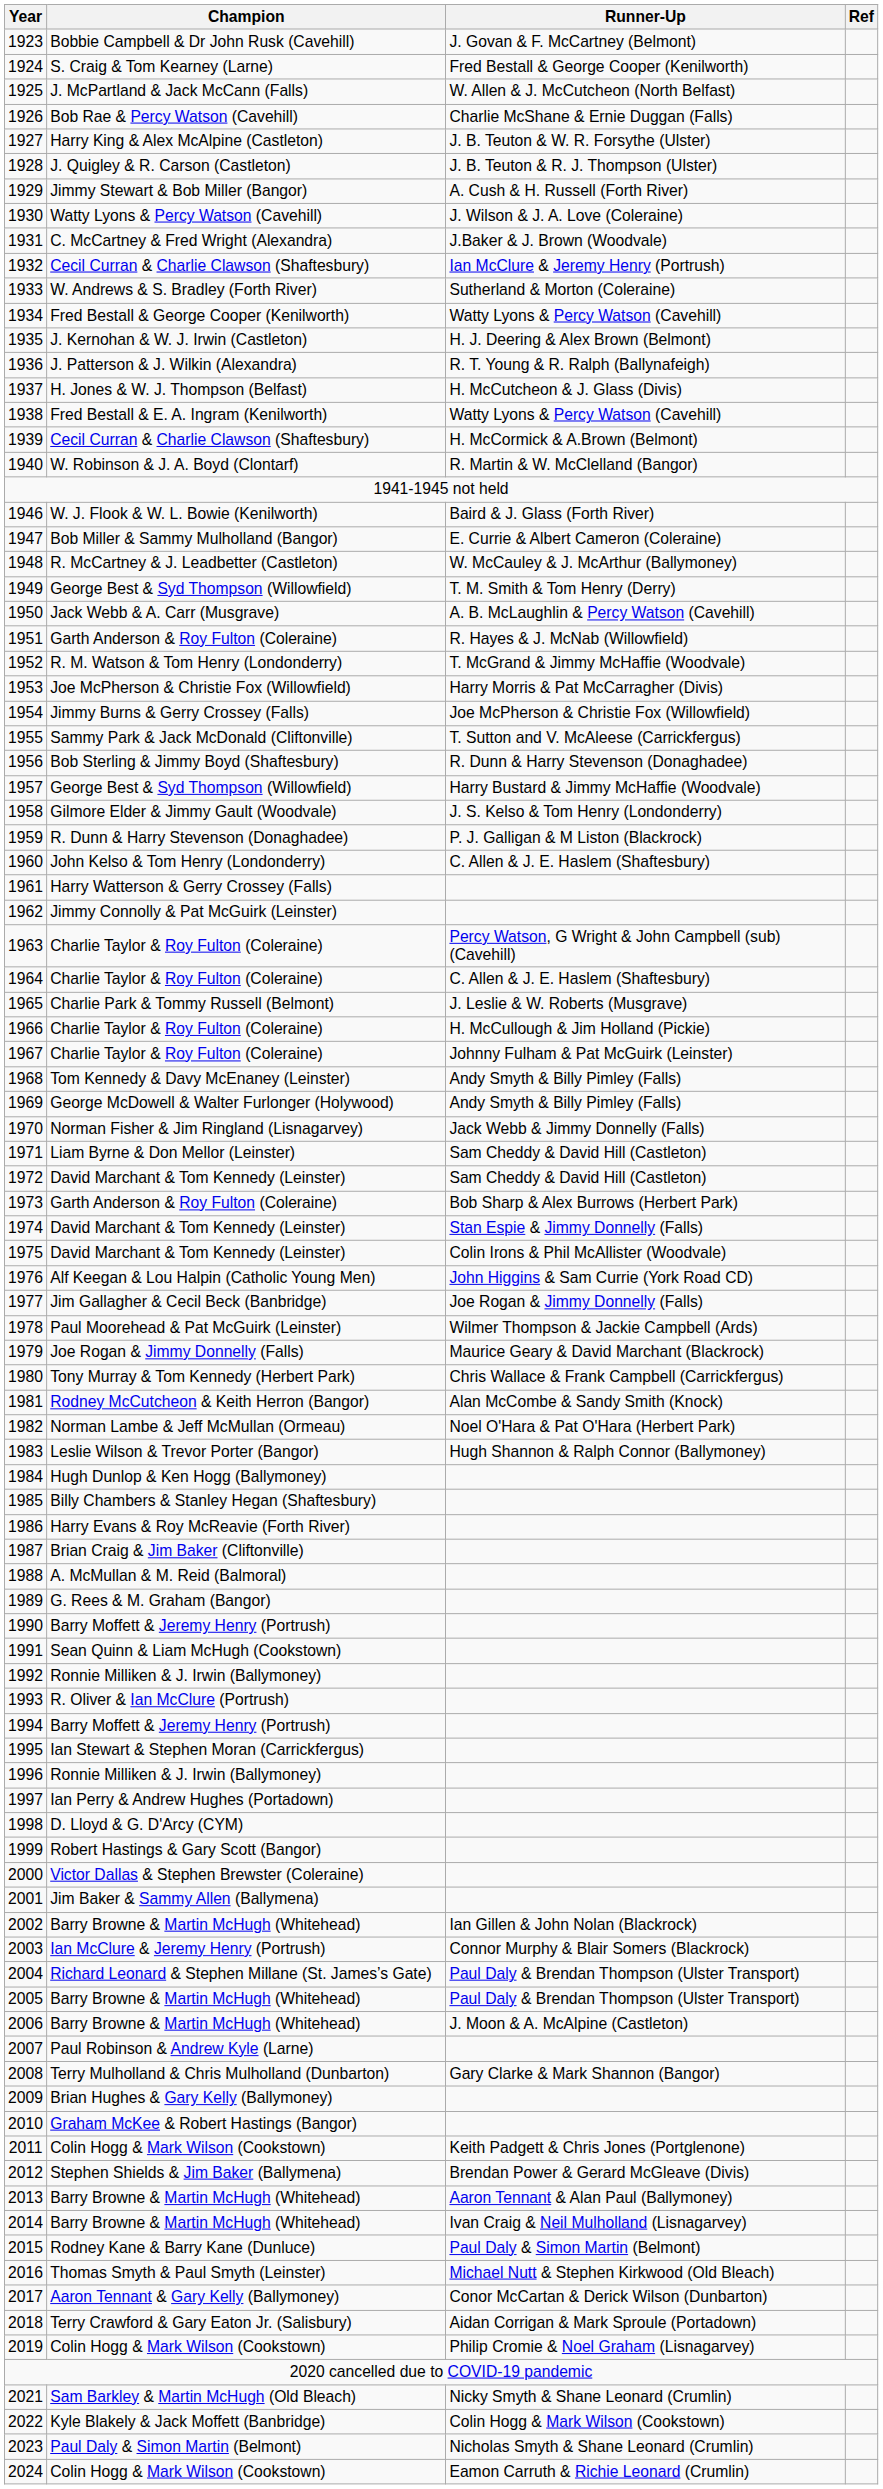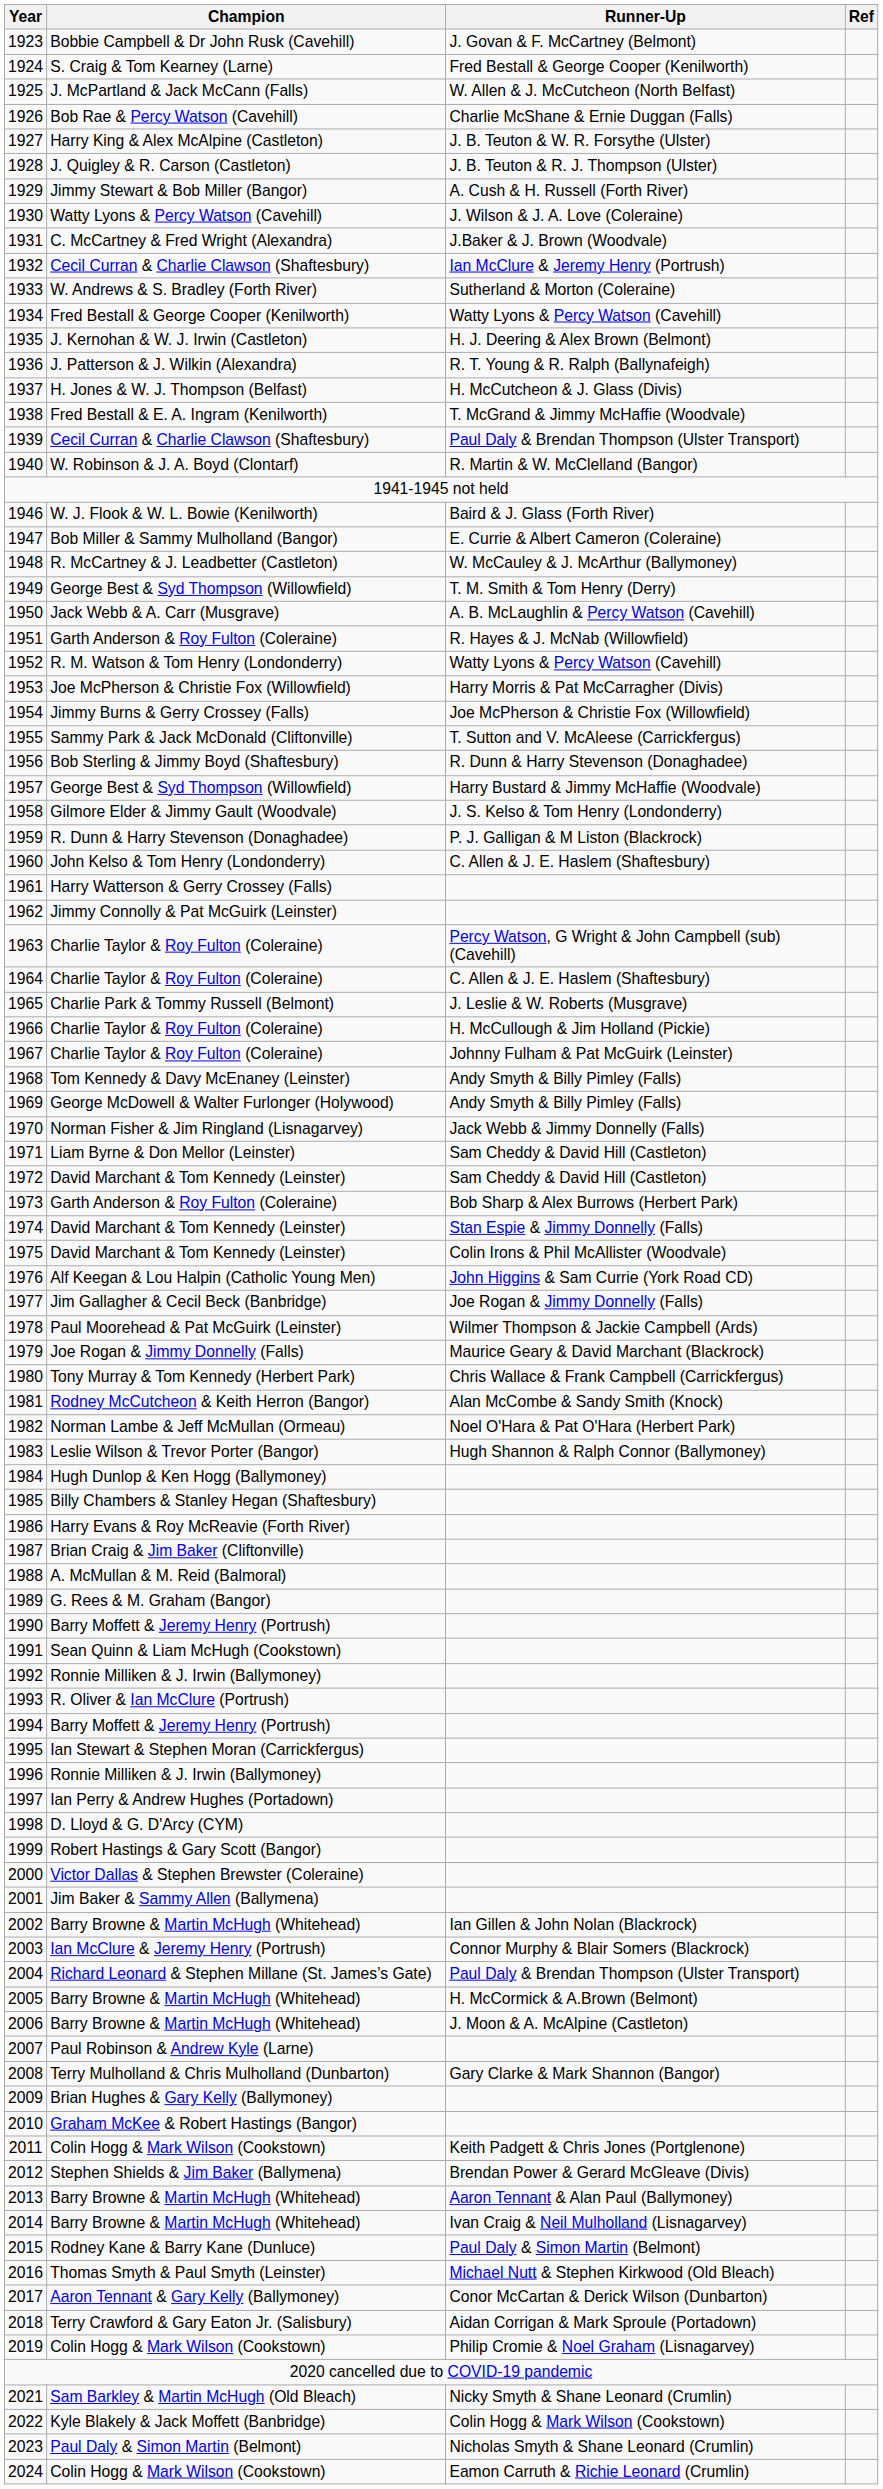(585, 414) Watty Lyons & Percy Watson (Cavehill) -> (597, 414) T. McGrand & Jimmy McHaffie (Woodvale)
(574, 439) H. McCormick & A.Brown (Belmont) -> (624, 439) Paul Daly & Brendan Thompson (Ulster Transport)
(597, 663) T. McGrand & Jimmy McHaffie (Woodvale) -> (585, 663) Watty Lyons & Percy Watson (Cavehill)
(624, 1999) Paul Daly & Brendan Thompson (Ulster Transport) -> (574, 1999) H. McCormick & A.Brown (Belmont)
